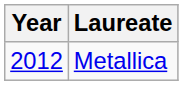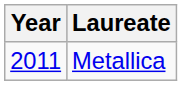(37, 60) 2012 -> (36, 60) 2011
